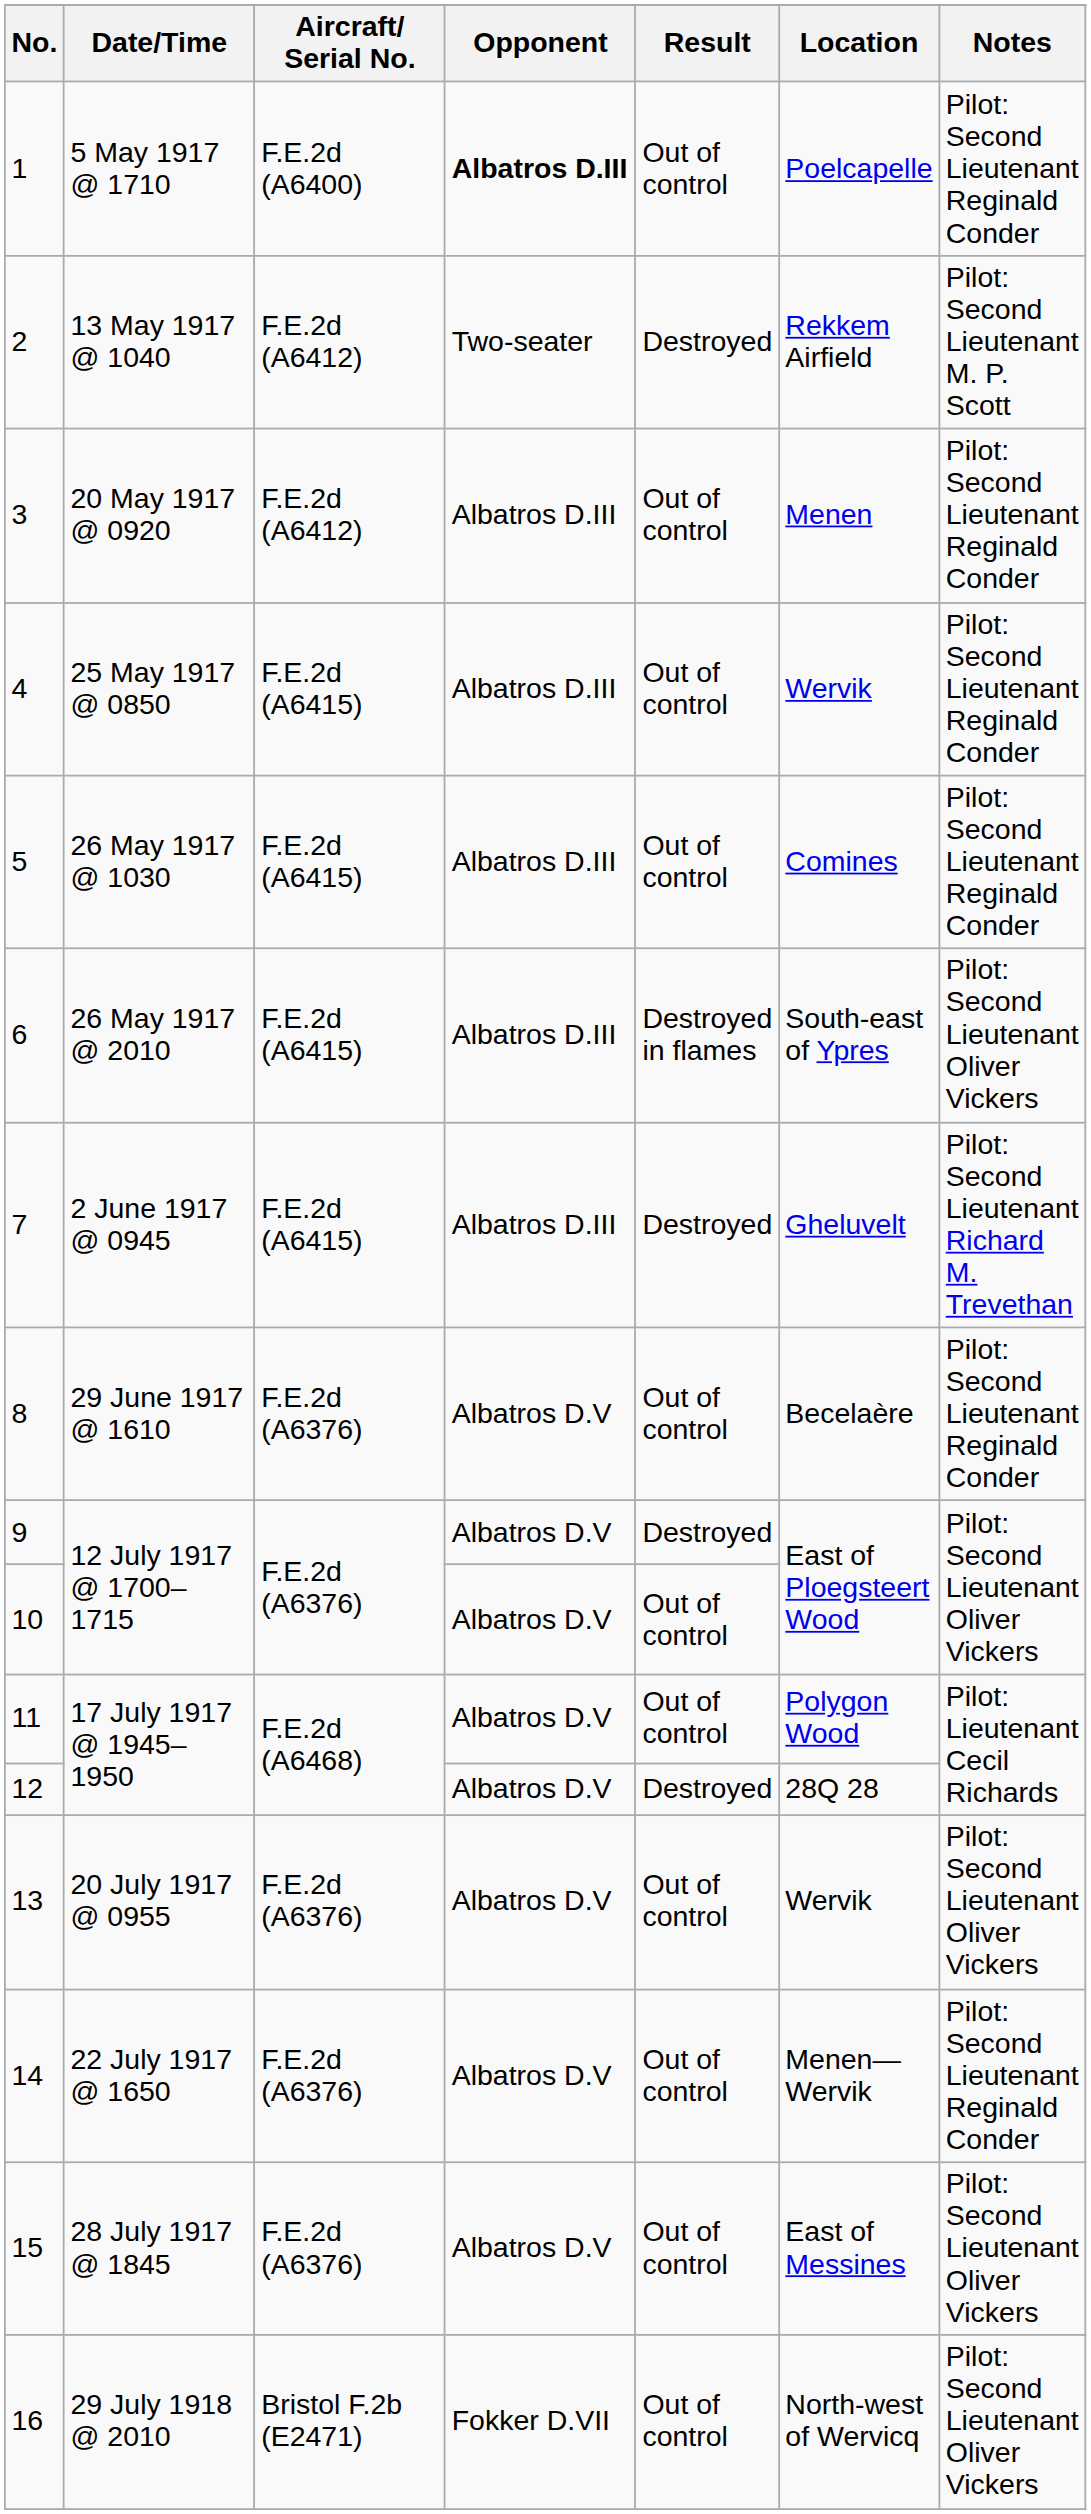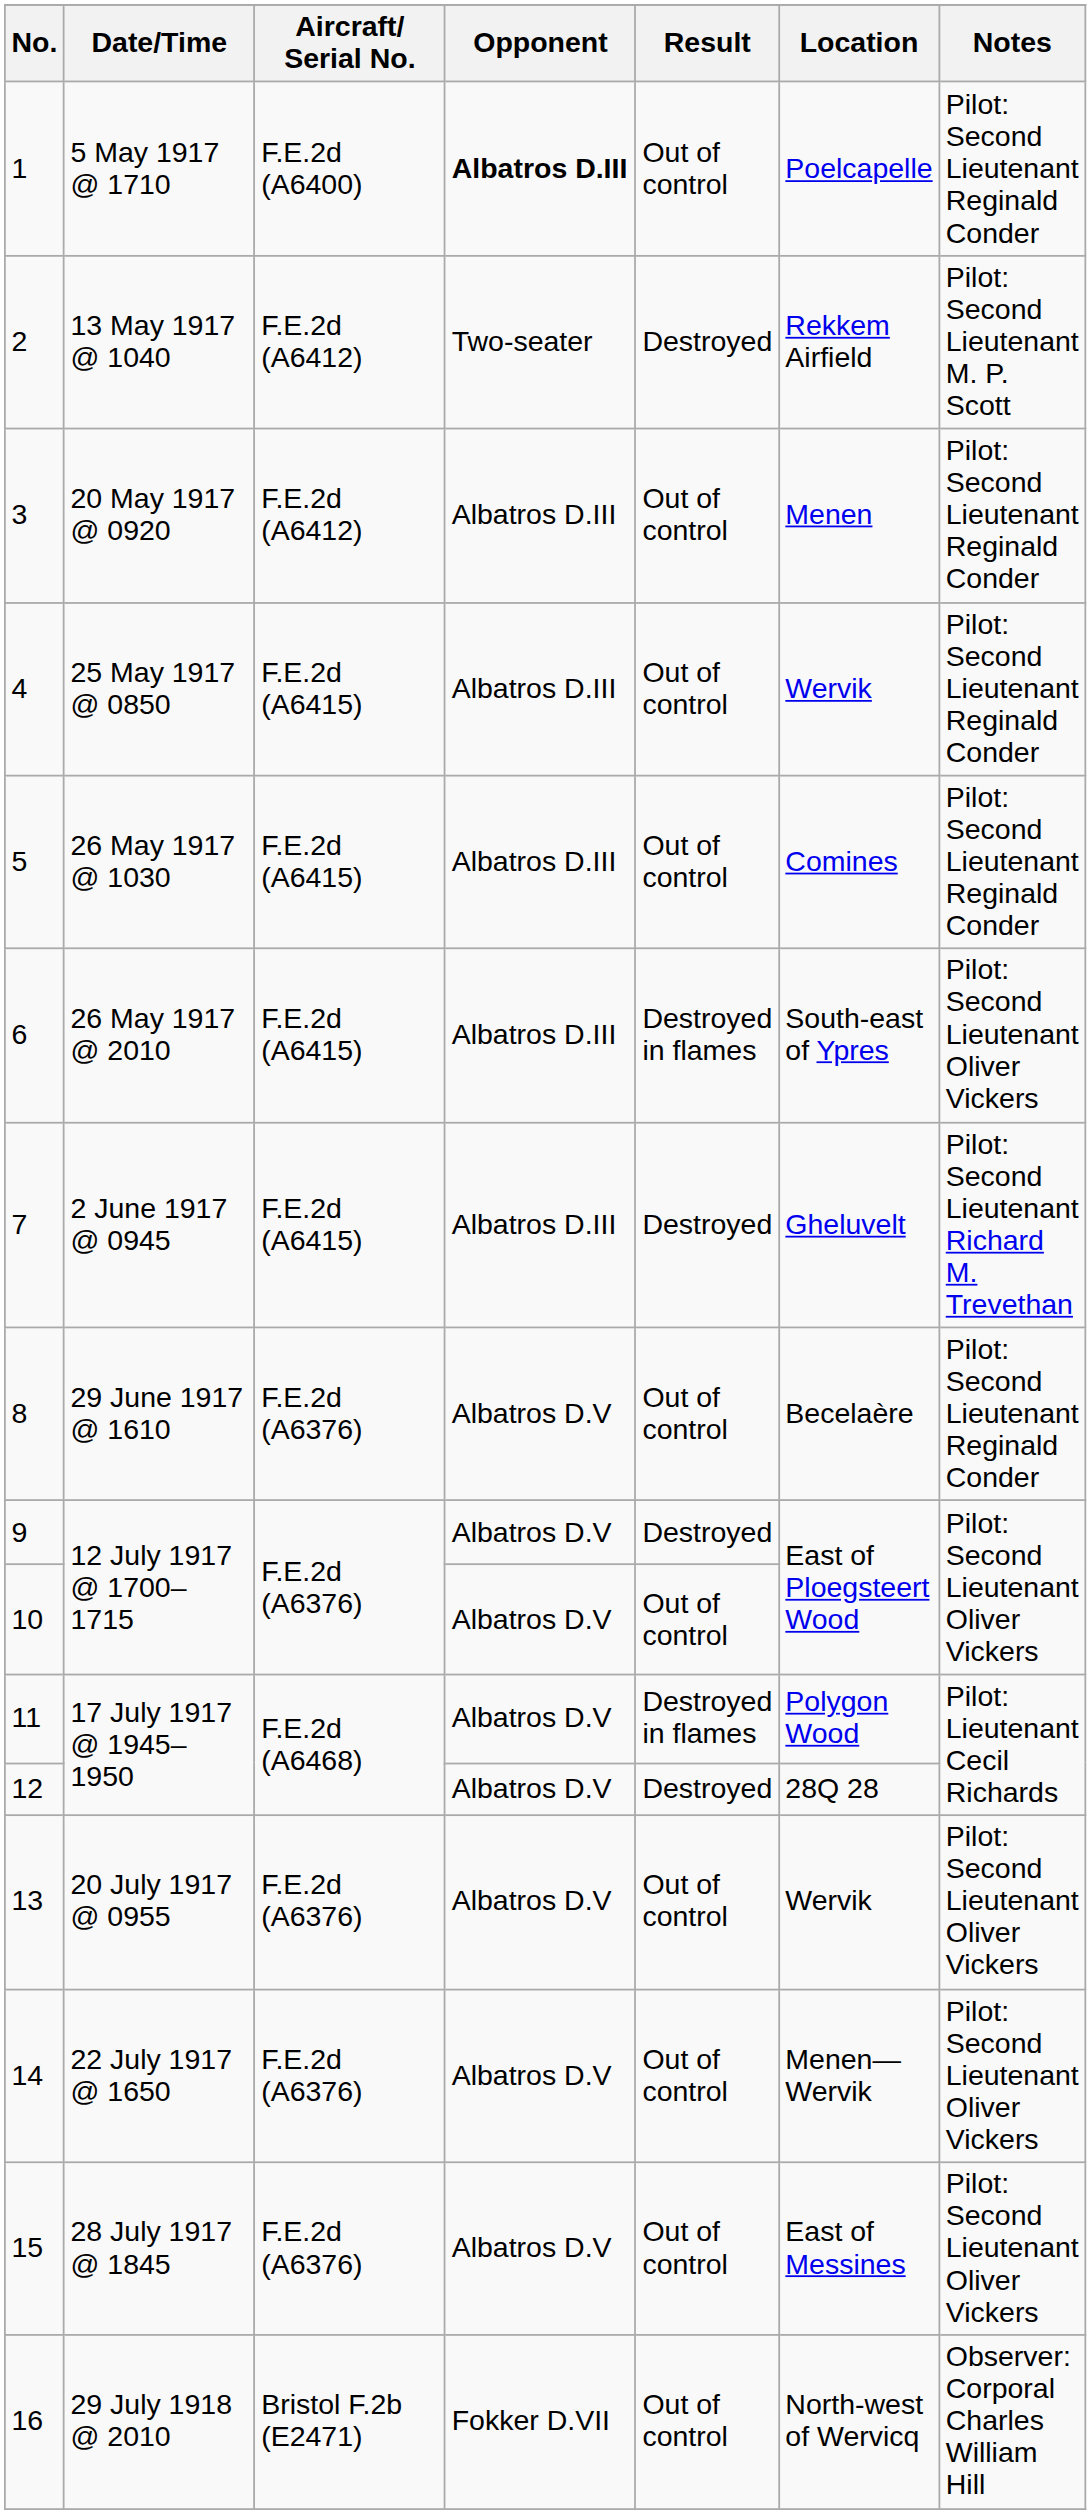(685, 1718) Out of control -> (707, 1718) Destroyed in flames
(1012, 2074) Pilot: Second Lieutenant Reginald Conder -> (1012, 2074) Pilot: Second Lieutenant Oliver Vickers
(1012, 2421) Pilot: Second Lieutenant Oliver Vickers -> (1008, 2421) Observer: Corporal Charles William Hill
